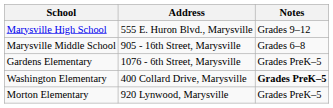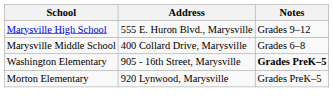(181, 45) 905 - 16th Street, Marysville -> (184, 45) 400 Collard Drive, Marysville
- row: (49, 62)
(184, 78) 400 Collard Drive, Marysville -> (181, 62) 905 - 16th Street, Marysville
